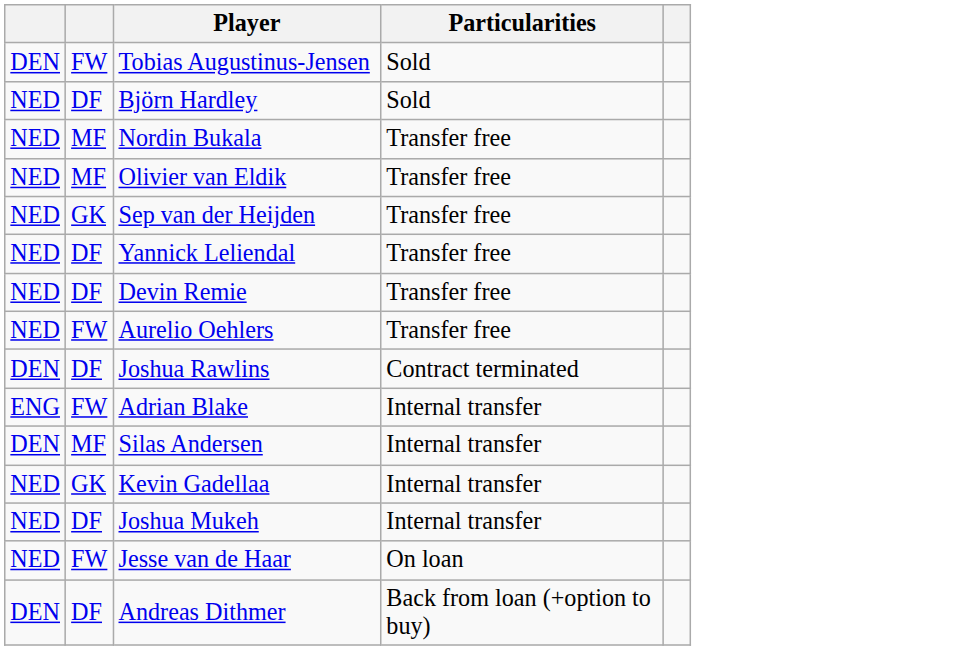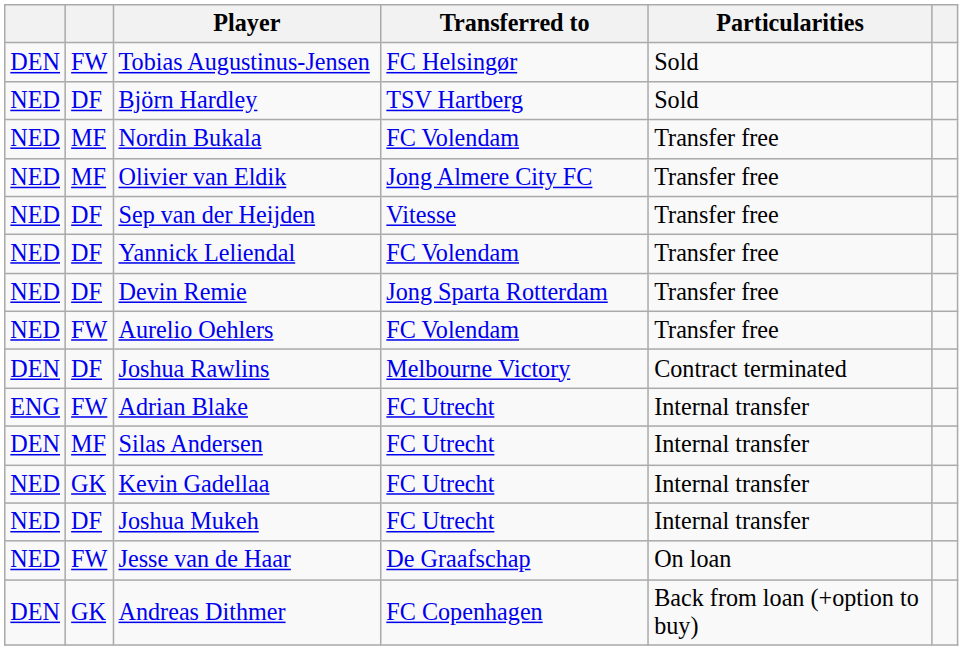+ column: (515, 23)
(89, 215) GK -> (87, 215) DF
(87, 611) DF -> (89, 611) GK
